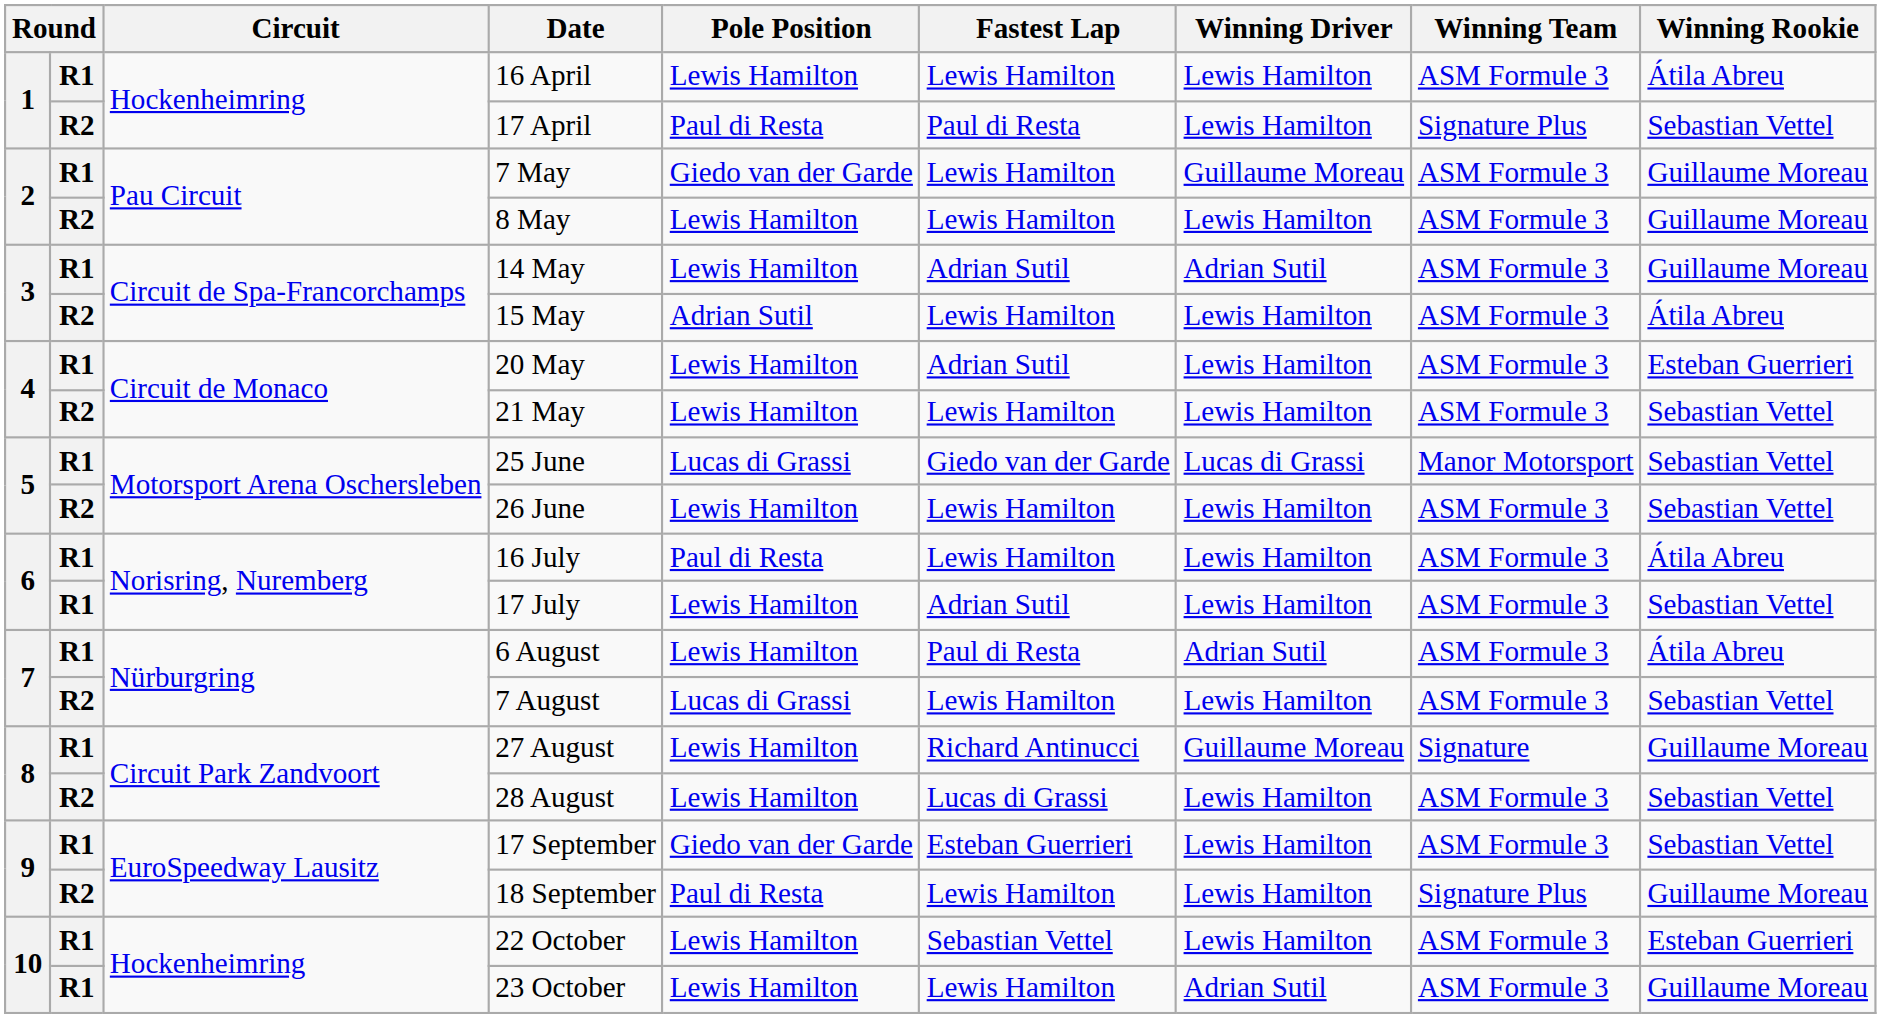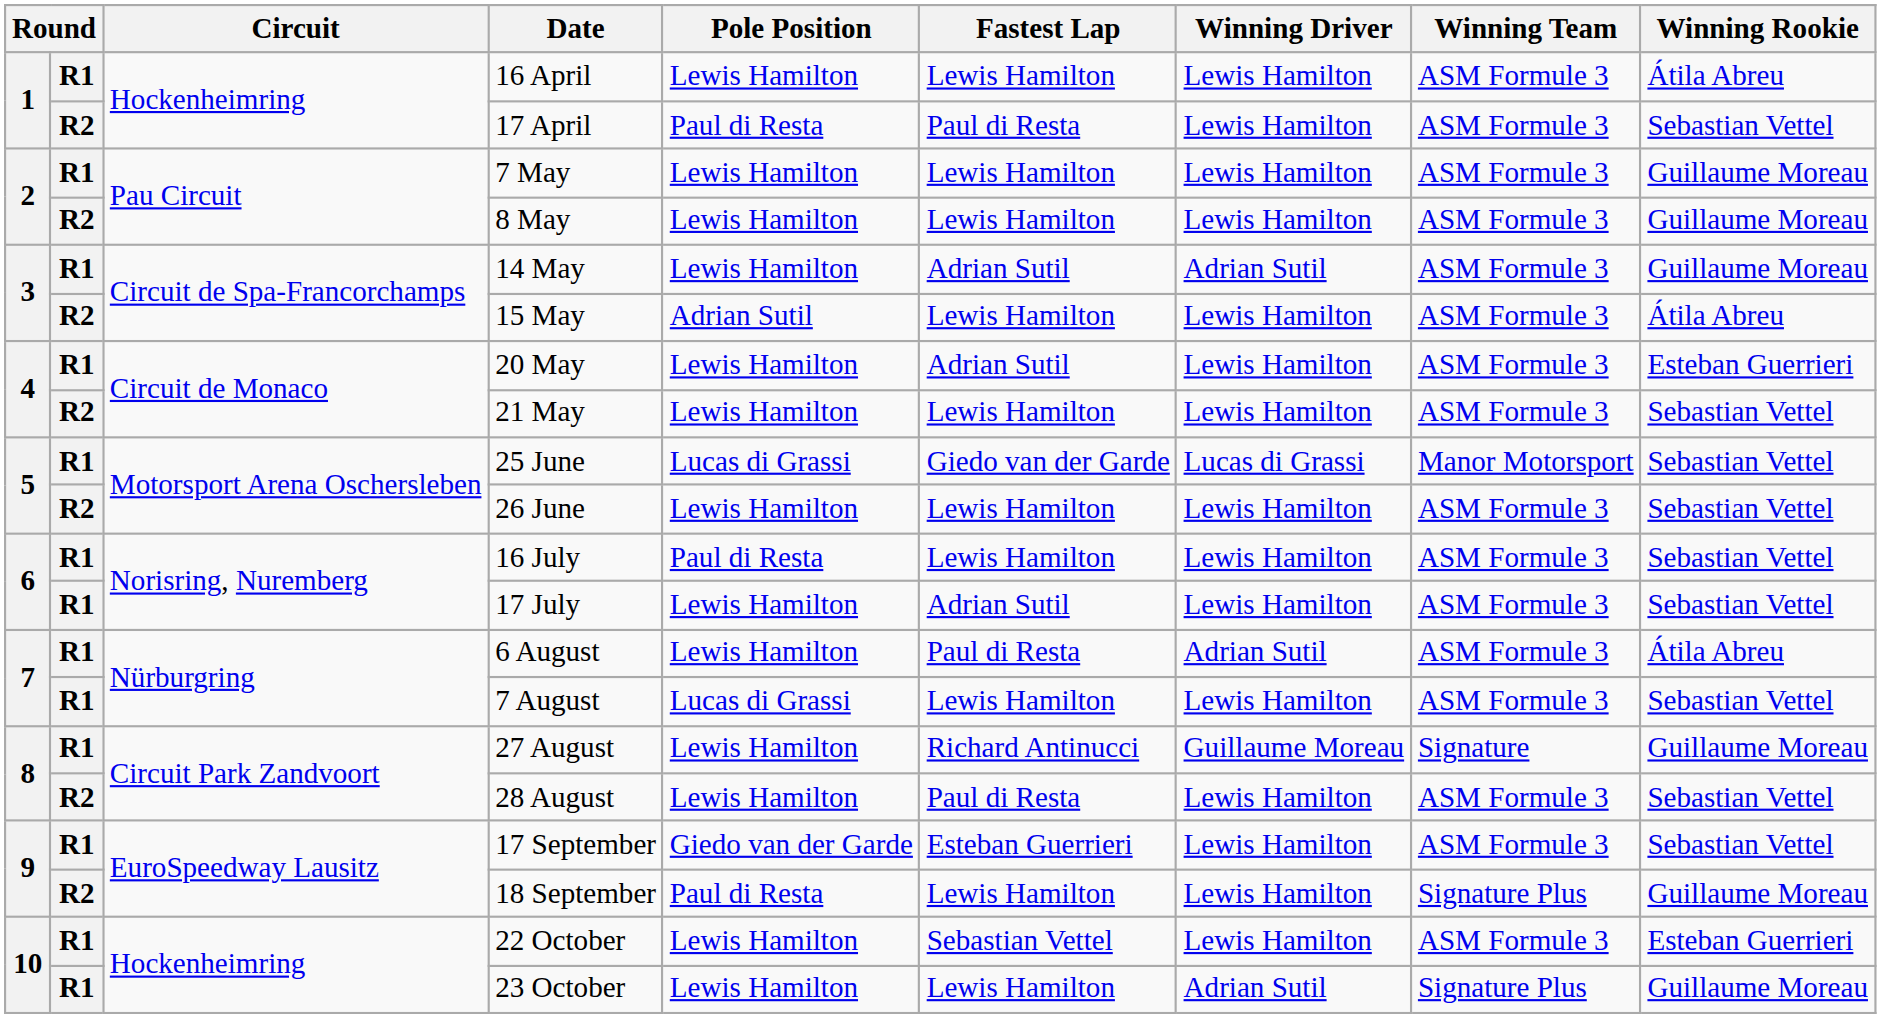(1502, 124) Signature Plus -> (1513, 124) ASM Formule 3
(791, 172) Giedo van der Garde -> (764, 172) Lewis Hamilton
(1294, 172) Guillaume Moreau -> (1278, 172) Lewis Hamilton
(1716, 556) Átila Abreu -> (1740, 556) Sebastian Vettel
(77, 700) R2 -> (77, 700) R1
(1017, 796) Lucas di Grassi -> (1003, 796) Paul di Resta
(1513, 988) ASM Formule 3 -> (1502, 988) Signature Plus
